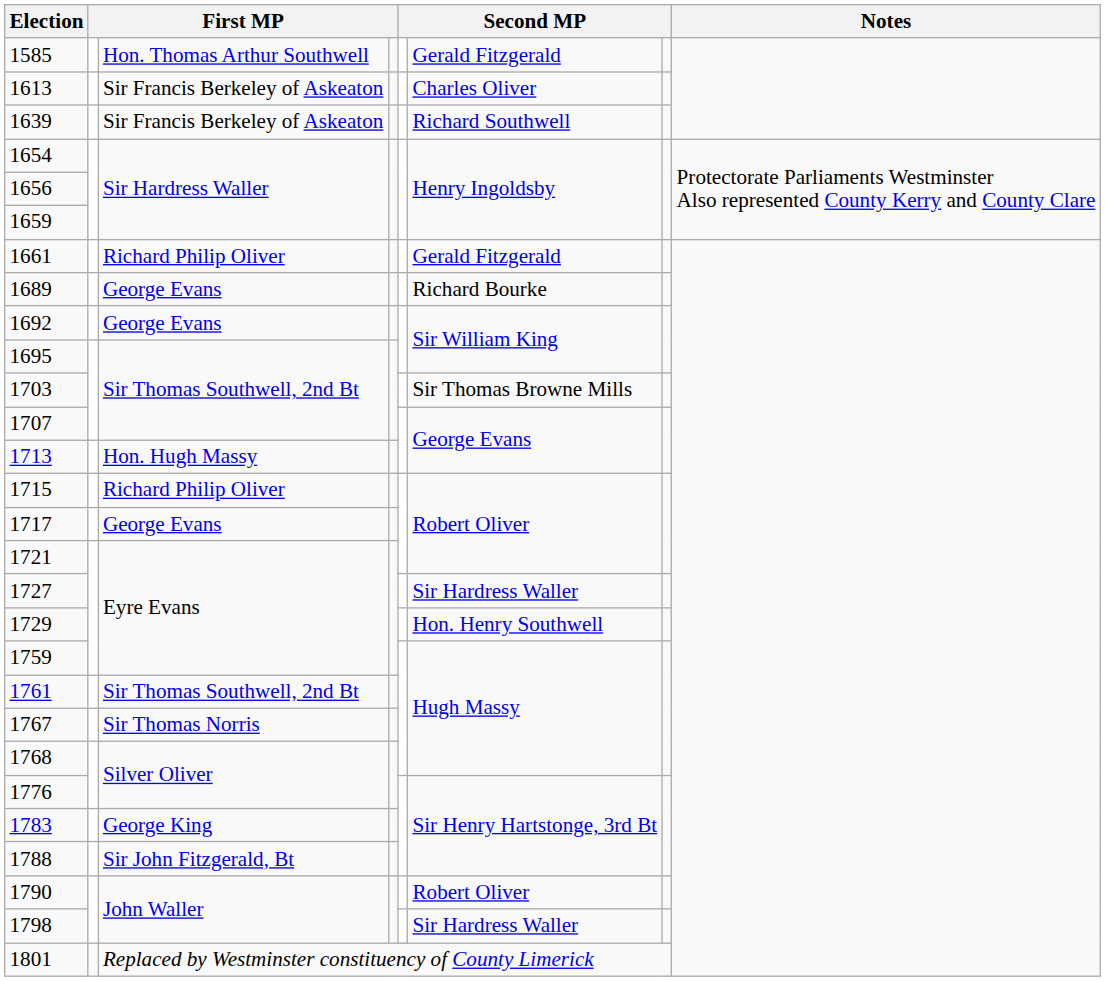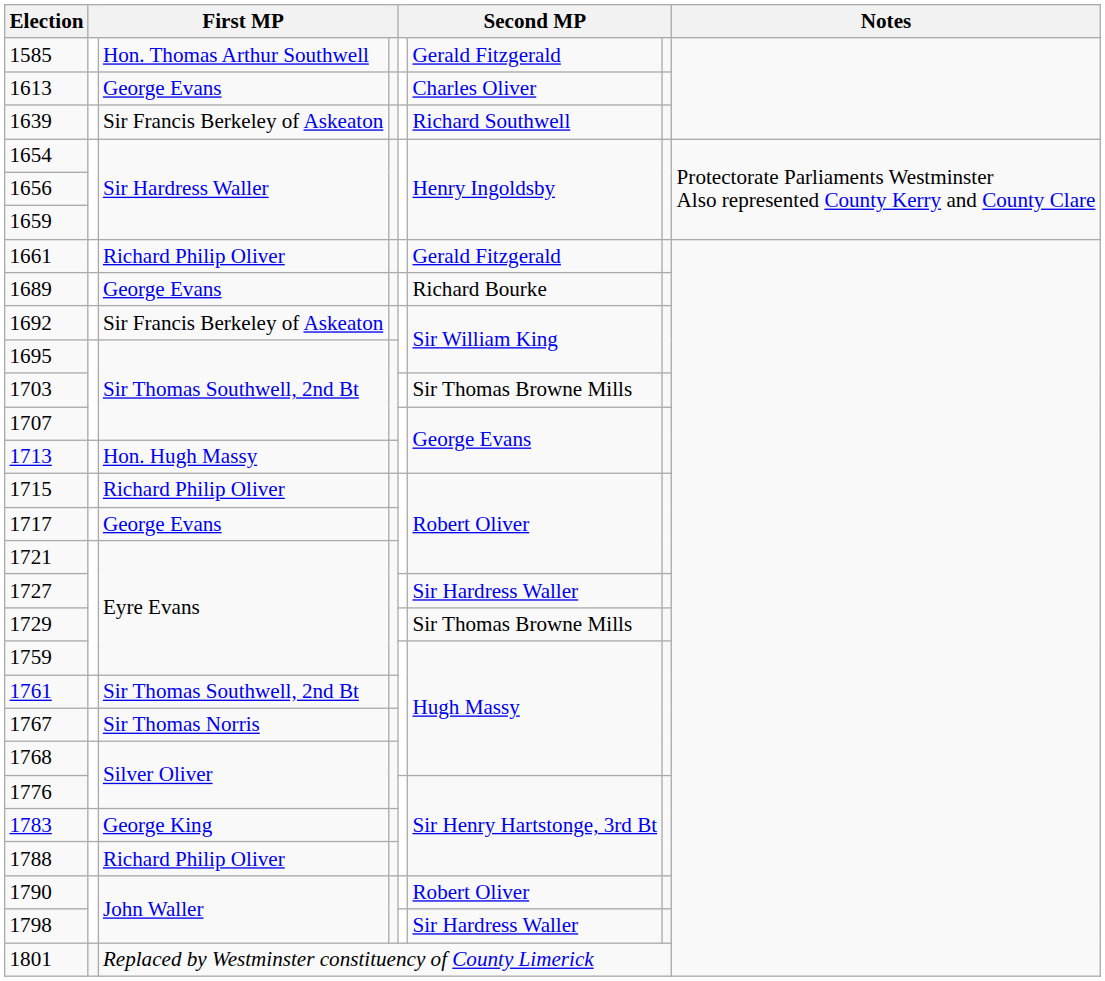(243, 88) Sir Francis Berkeley of Askeaton -> (162, 88) George Evans
(162, 322) George Evans -> (243, 322) Sir Francis Berkeley of Askeaton
(508, 624) Hon. Henry Southwell -> (522, 624) Sir Thomas Browne Mills
(199, 858) Sir John Fitzgerald, Bt -> (194, 858) Richard Philip Oliver
